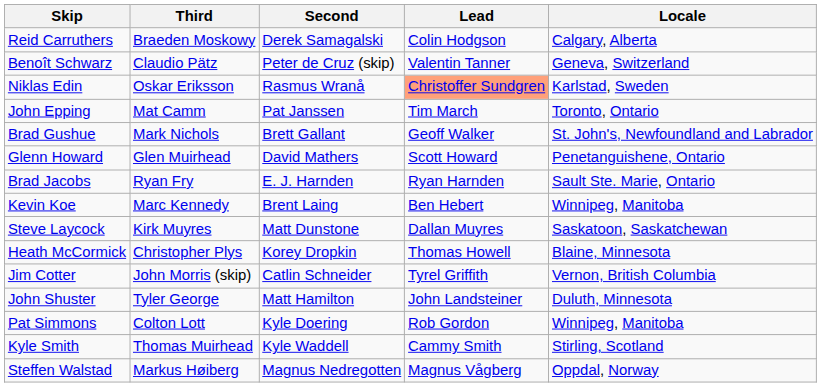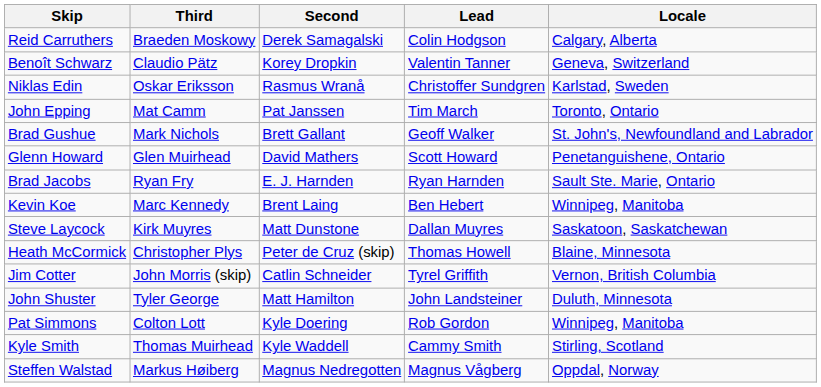(328, 63) Peter de Cruz (skip) -> (309, 63) Korey Dropkin
(477, 87) lightsalmon background -> (477, 87) no background
(309, 252) Korey Dropkin -> (328, 252) Peter de Cruz (skip)
